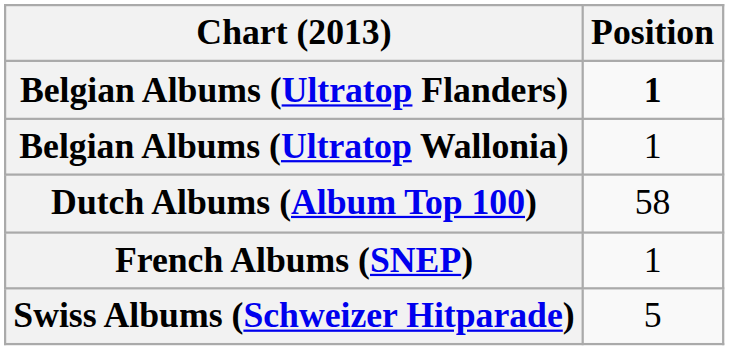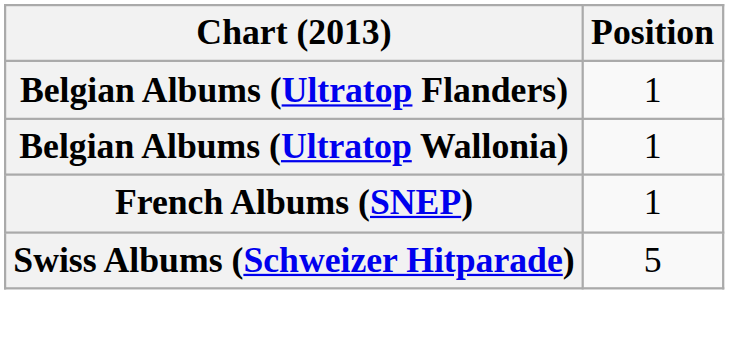(653, 89) bold -> (653, 89) normal
- row: (294, 202)
